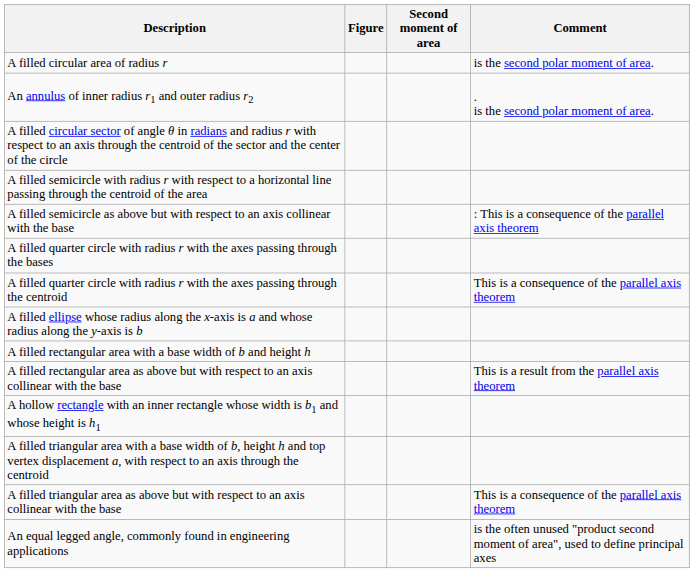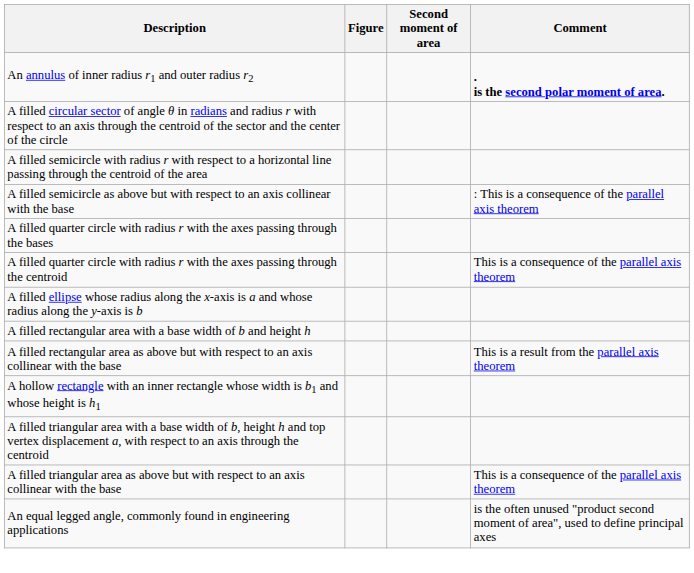- row: (87, 63)
(564, 104) normal -> (569, 84) bold
